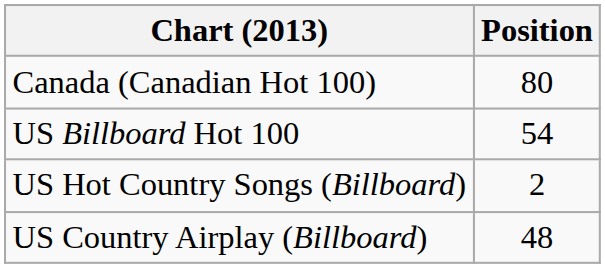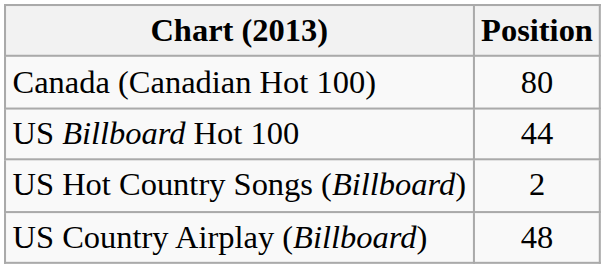(537, 133) 54 -> (537, 133) 44
